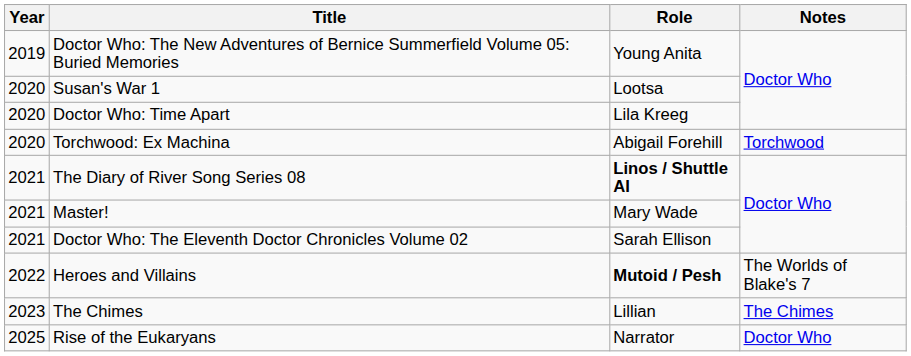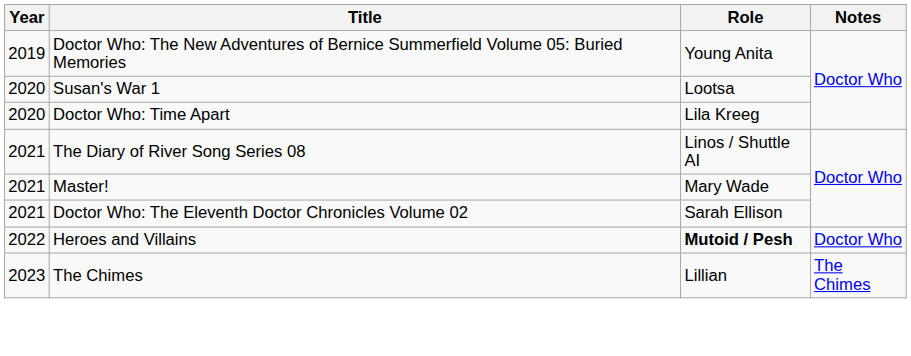- row: (141, 141)
(671, 177) bold -> (737, 151) normal
(795, 275) The Worlds of Blake's 7 -> (858, 239) Doctor Who
- row: (134, 337)
